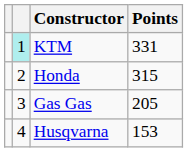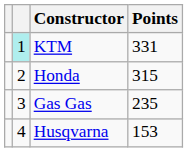(145, 103) 205 -> (145, 103) 235
